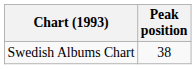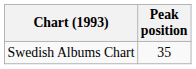(164, 52) 38 -> (164, 52) 35
